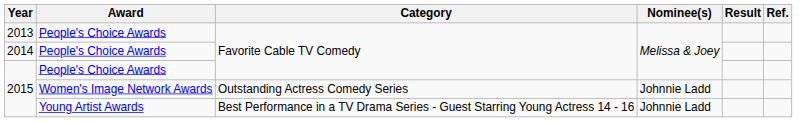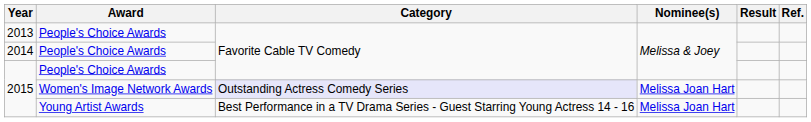(313, 88) no background -> (313, 88) lavender background
(675, 88) Johnnie Ladd -> (687, 88) Melissa Joan Hart
(675, 107) Johnnie Ladd -> (687, 107) Melissa Joan Hart
